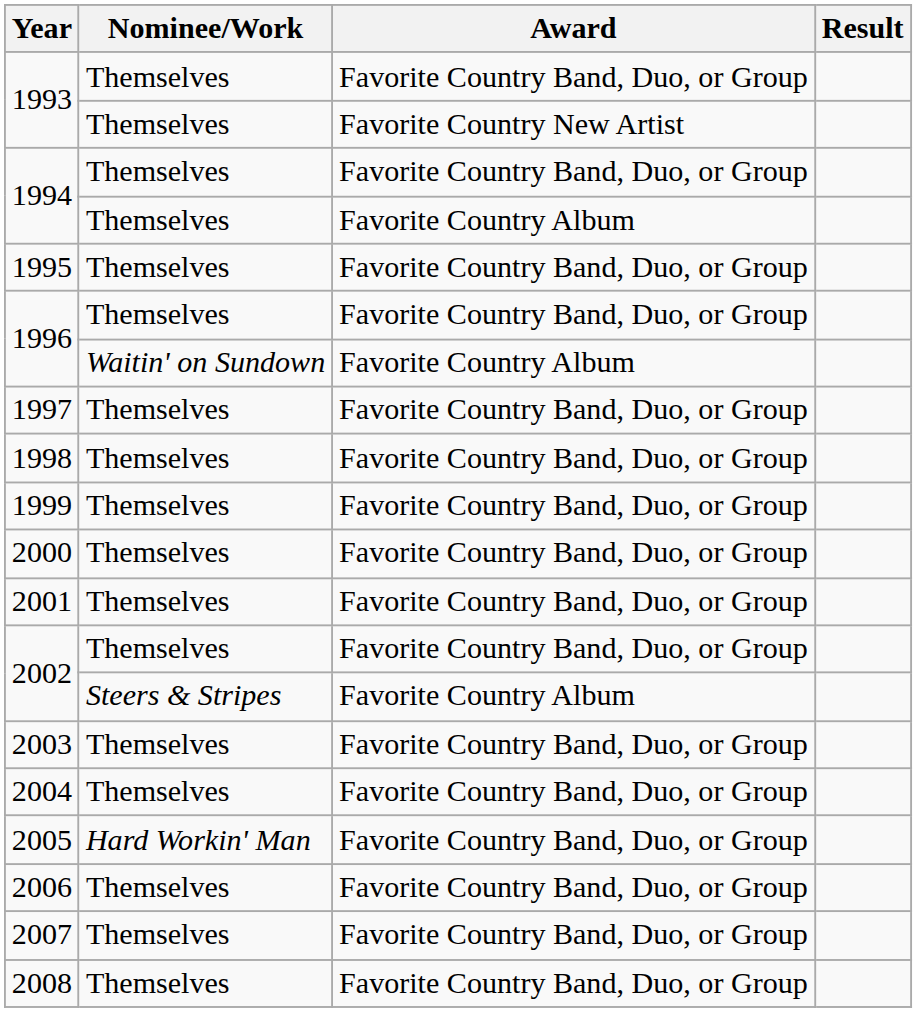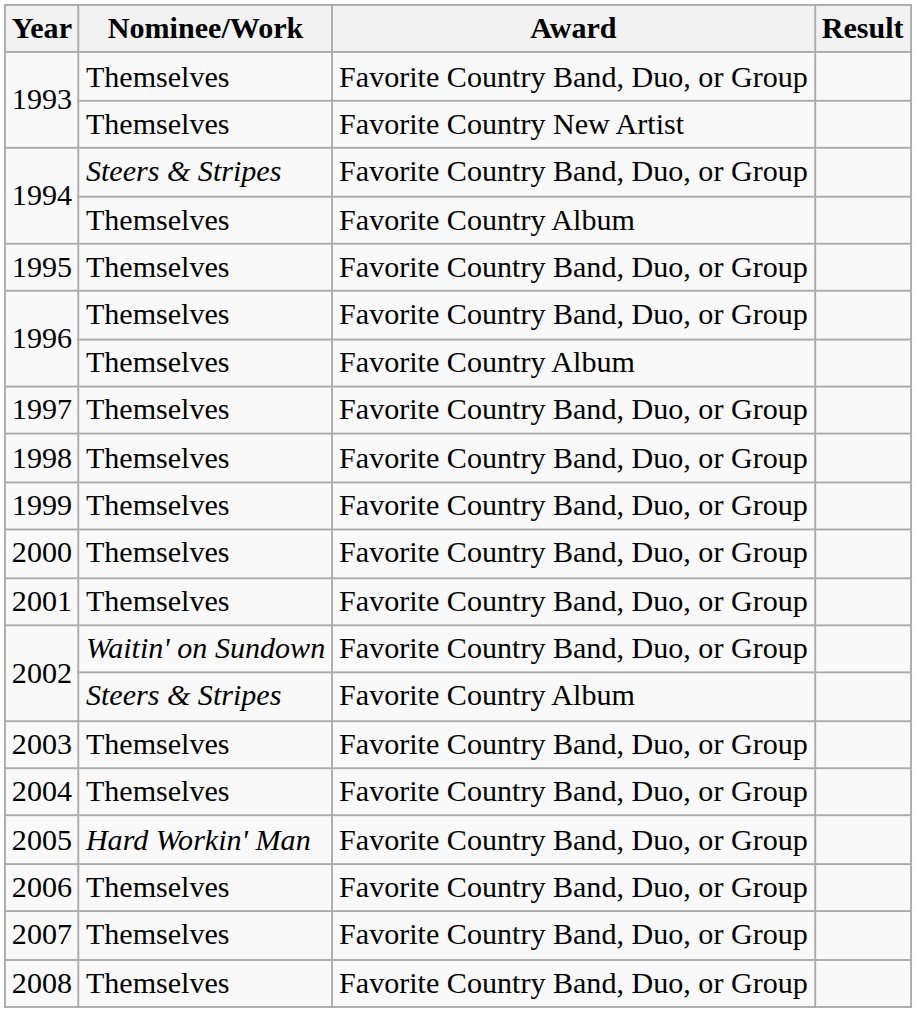(158, 171) Themselves -> (184, 171) Steers & Stripes
(206, 362) Waitin' on Sundown -> (158, 362) Themselves
(158, 648) Themselves -> (206, 648) Waitin' on Sundown
